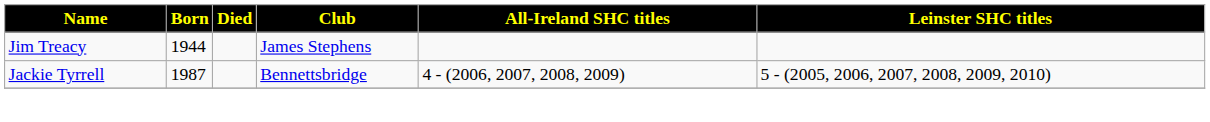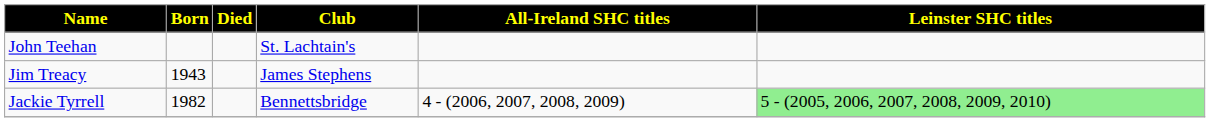+ row: (53, 46)
(188, 46) 1944 -> (188, 74) 1943
(188, 74) 1987 -> (188, 102) 1982
(906, 74) no background -> (906, 102) lightgreen background
